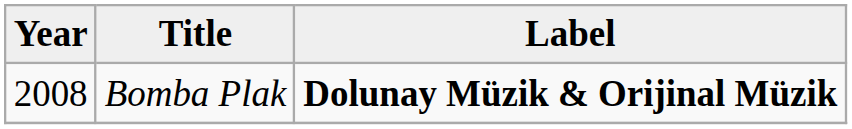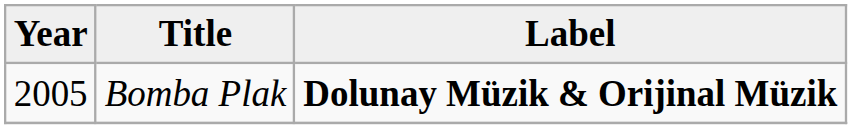(51, 92) 2008 -> (51, 92) 2005
